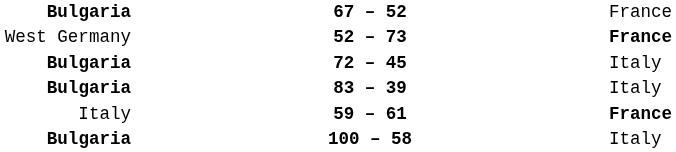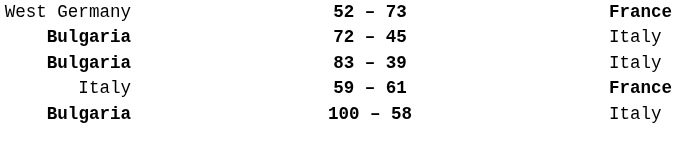- row: (370, 12)
